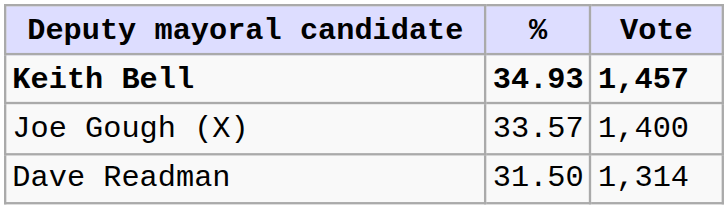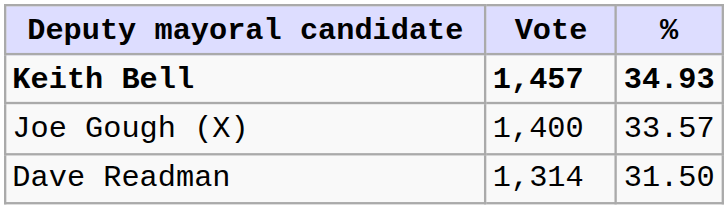columns swapped: (656, 30) <-> (538, 30)
